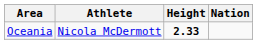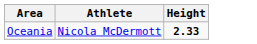- column: (230, 13)
